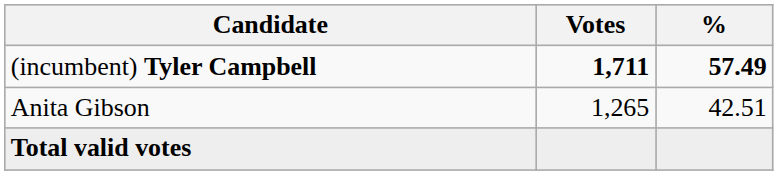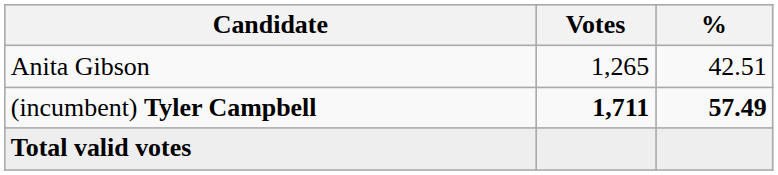rows swapped: (164, 66) <-> (80, 107)
